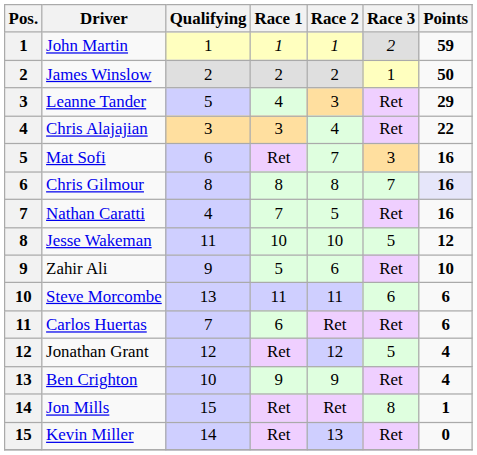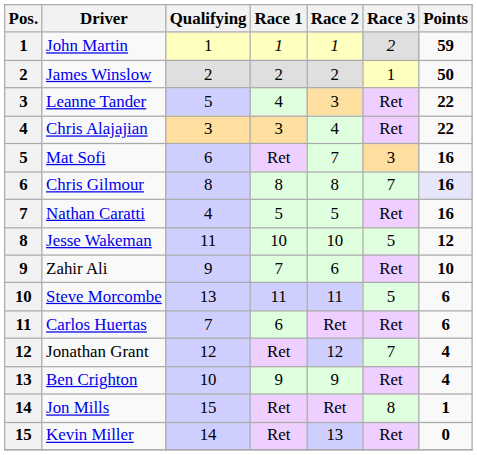(446, 101) 29 -> (446, 101) 22
(279, 212) 7 -> (279, 212) 5
(279, 268) 5 -> (279, 268) 7
(391, 296) 6 -> (391, 296) 5
(391, 351) 5 -> (391, 351) 7
